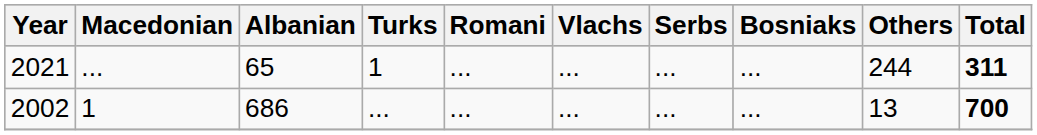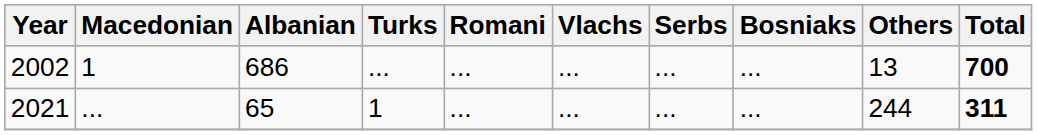rows swapped: (40, 108) <-> (40, 66)
